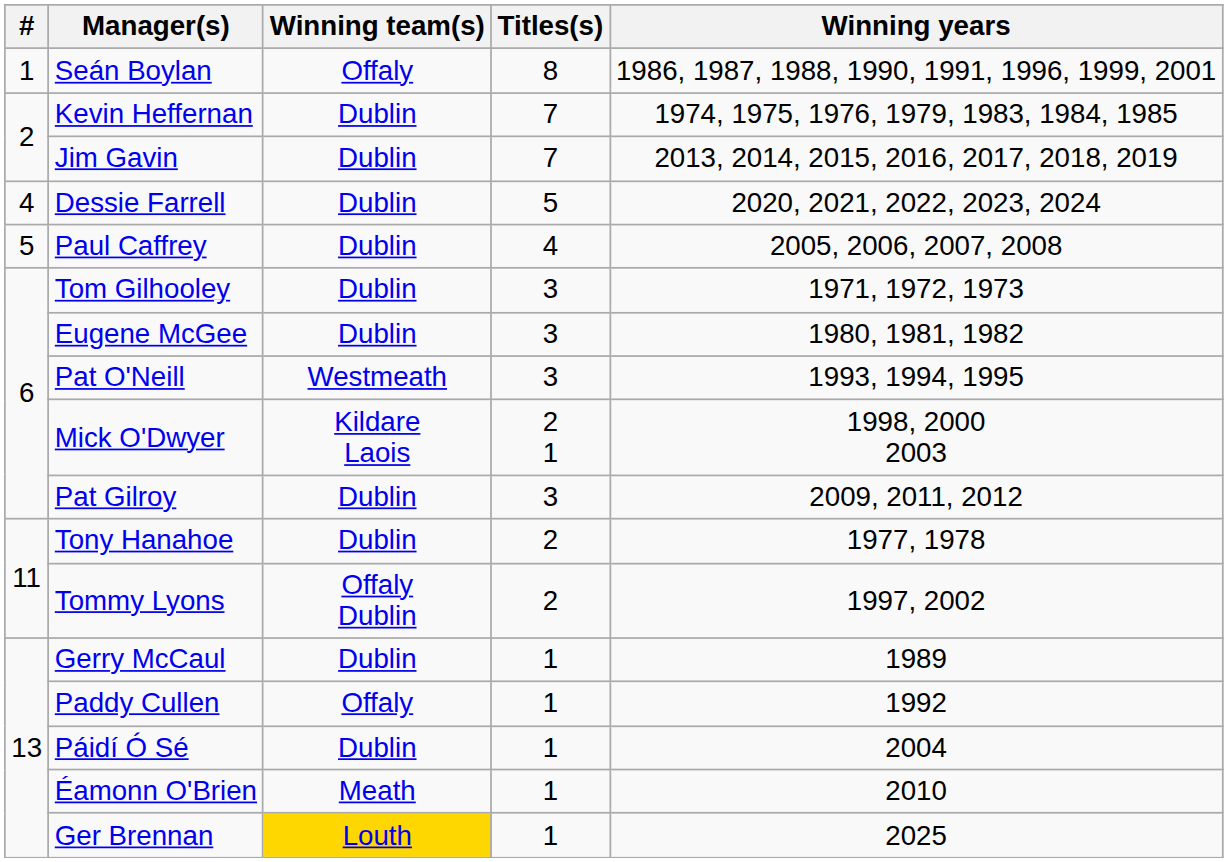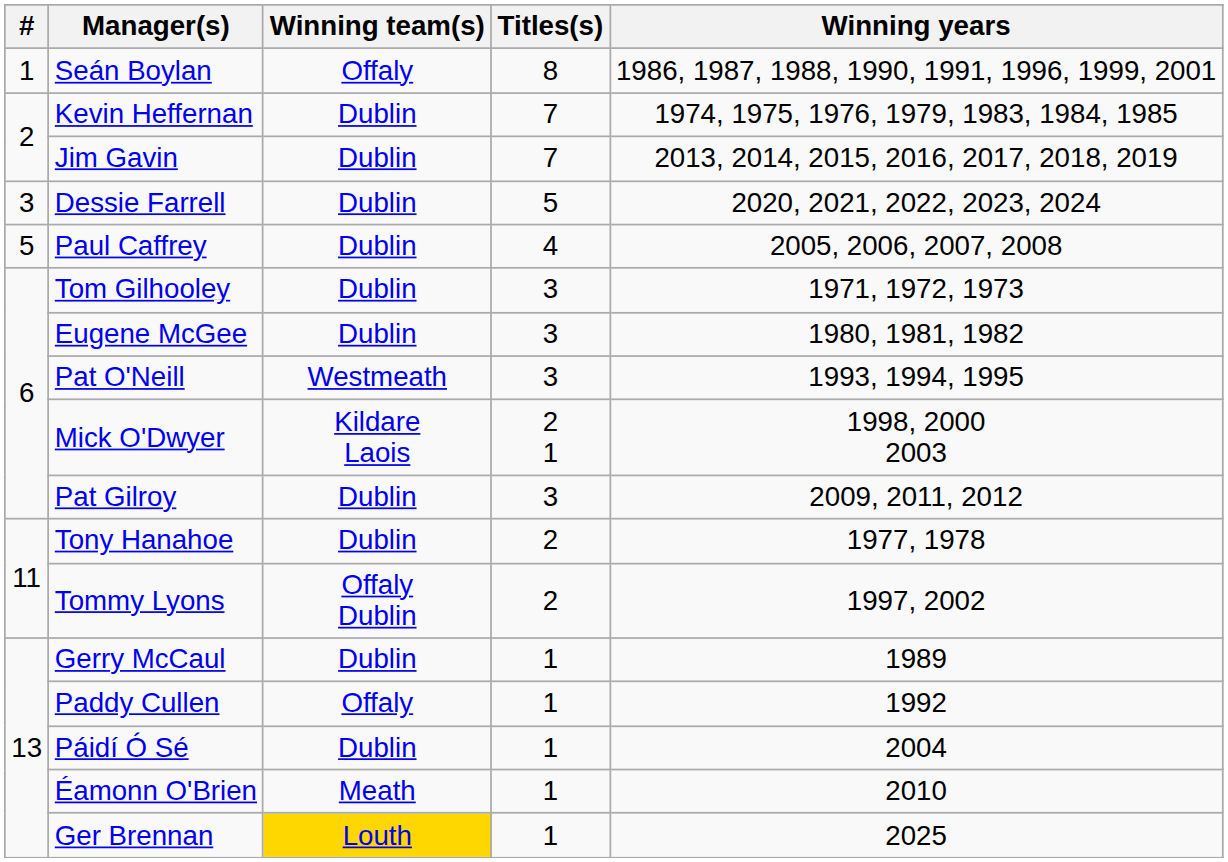(27, 202) 4 -> (27, 202) 3
